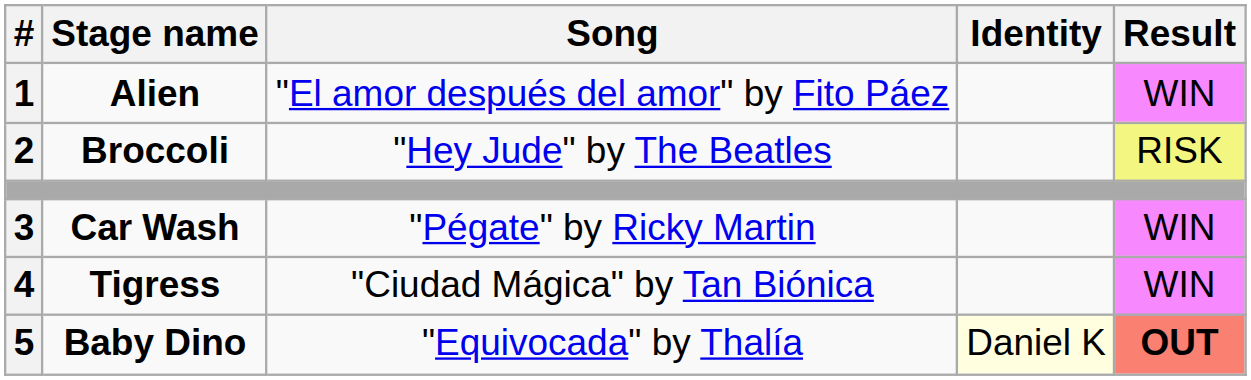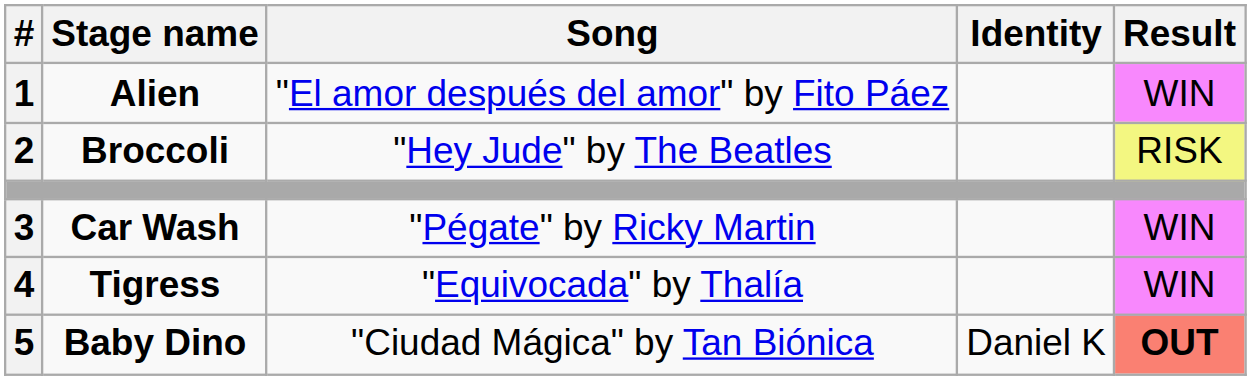(612, 285) "Ciudad Mágica" by Tan Biónica -> (612, 285) "Equivocada" by Thalía
(612, 343) "Equivocada" by Thalía -> (612, 343) "Ciudad Mágica" by Tan Biónica
(1036, 343) lightyellow background -> (1036, 343) no background
